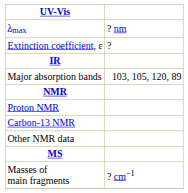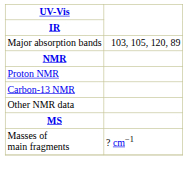- row: (17, 29)
- row: (55, 45)
